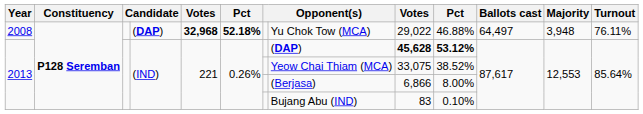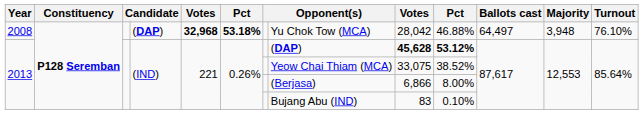(242, 31) 52.18% -> (242, 31) 53.18%
(414, 31) 29,022 -> (414, 31) 28,042
(613, 31) 76.11% -> (613, 31) 76.10%
